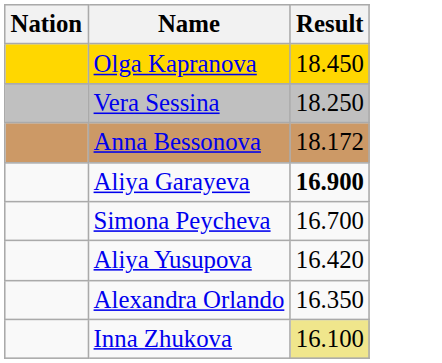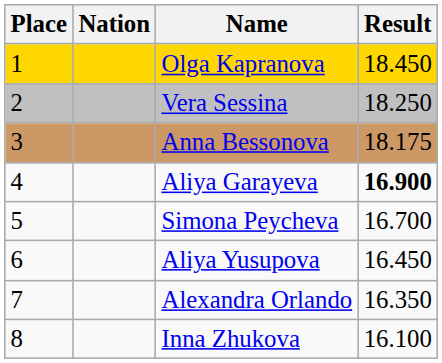+ column: (39, 24)
(330, 142) 18.172 -> (398, 142) 18.175
(330, 260) 16.420 -> (398, 260) 16.450
(330, 338) khaki background -> (398, 338) no background
